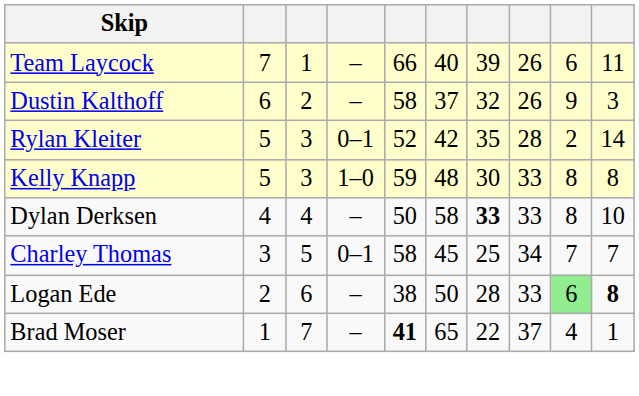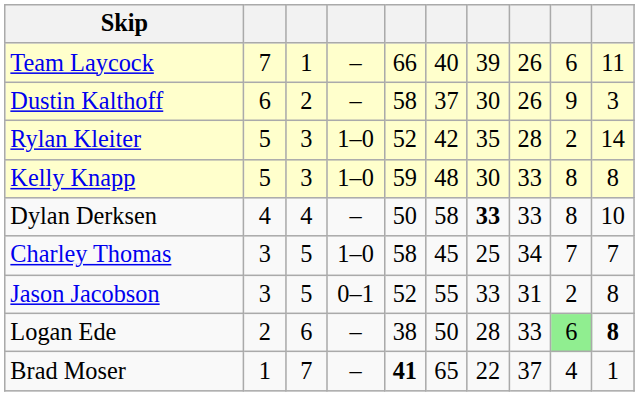(488, 100) 32 -> (488, 100) 30
(356, 139) 0–1 -> (356, 139) 1–0
(356, 255) 0–1 -> (356, 255) 1–0
+ row: (85, 293)
